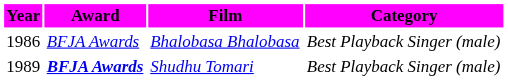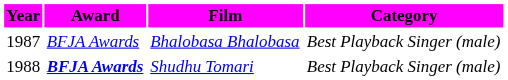(23, 41) 1986 -> (23, 41) 1987
(23, 66) 1989 -> (23, 66) 1988
